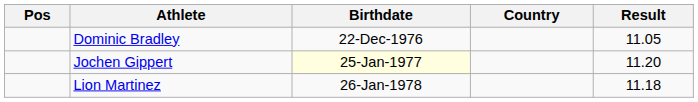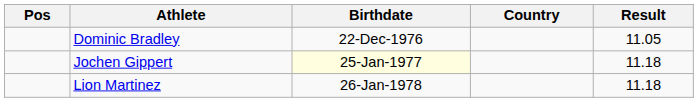(643, 62) 11.20 -> (643, 62) 11.18
